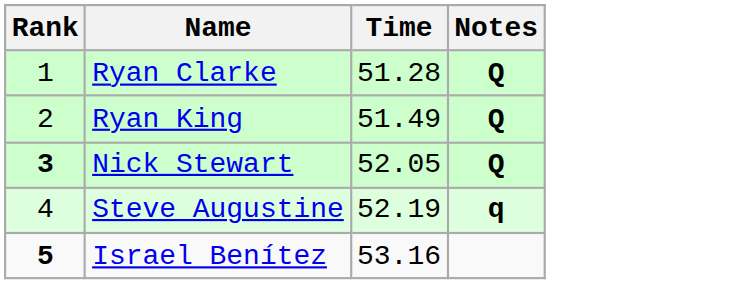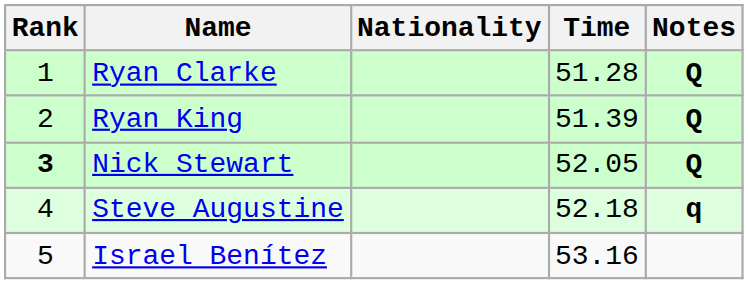+ column: (449, 28)
(399, 119) 51.49 -> (597, 119) 51.39
(399, 210) 52.19 -> (597, 210) 52.18
(45, 256) bold -> (45, 256) normal
